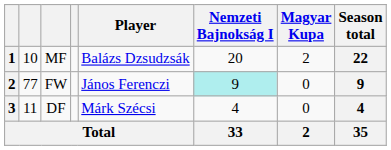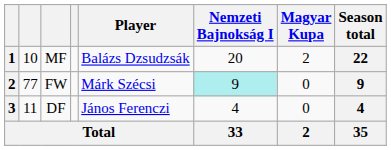(125, 83) János Ferenczi -> (118, 83) Márk Szécsi
(118, 108) Márk Szécsi -> (125, 108) János Ferenczi
